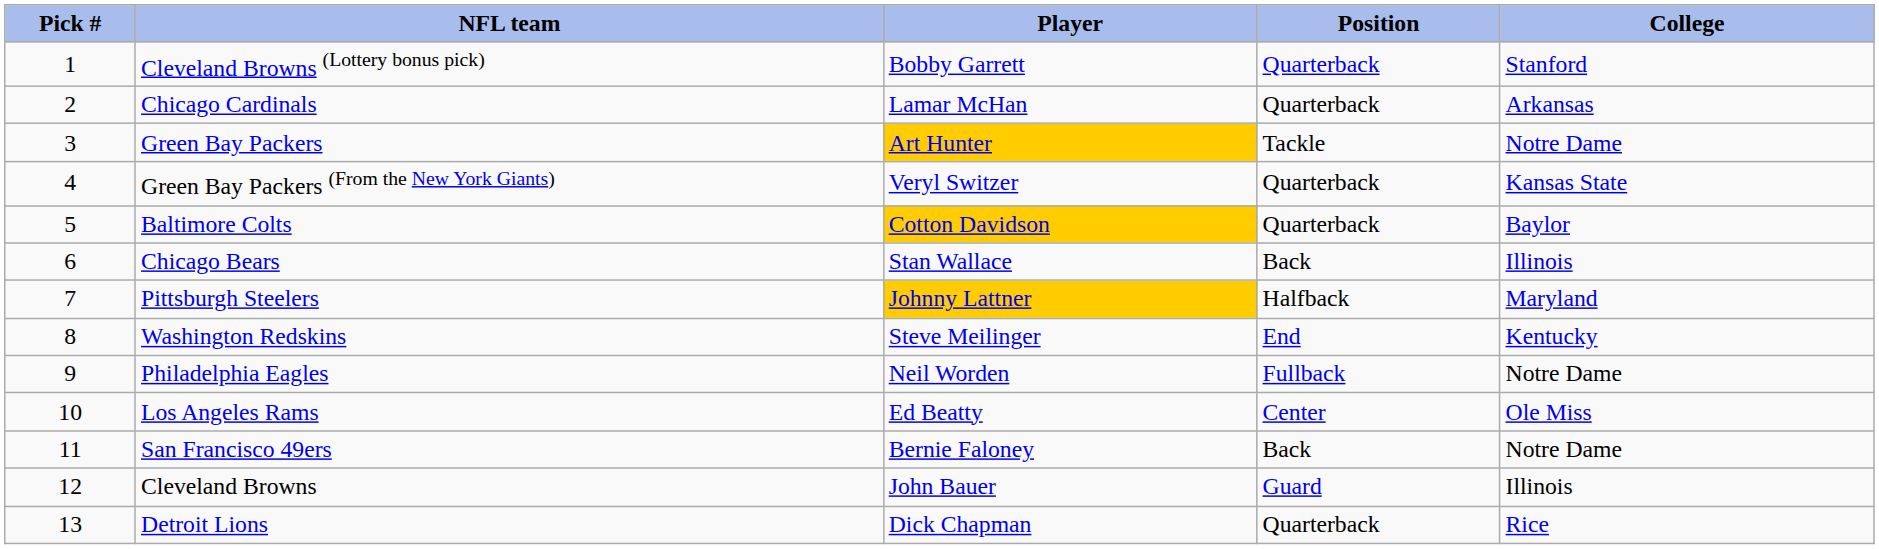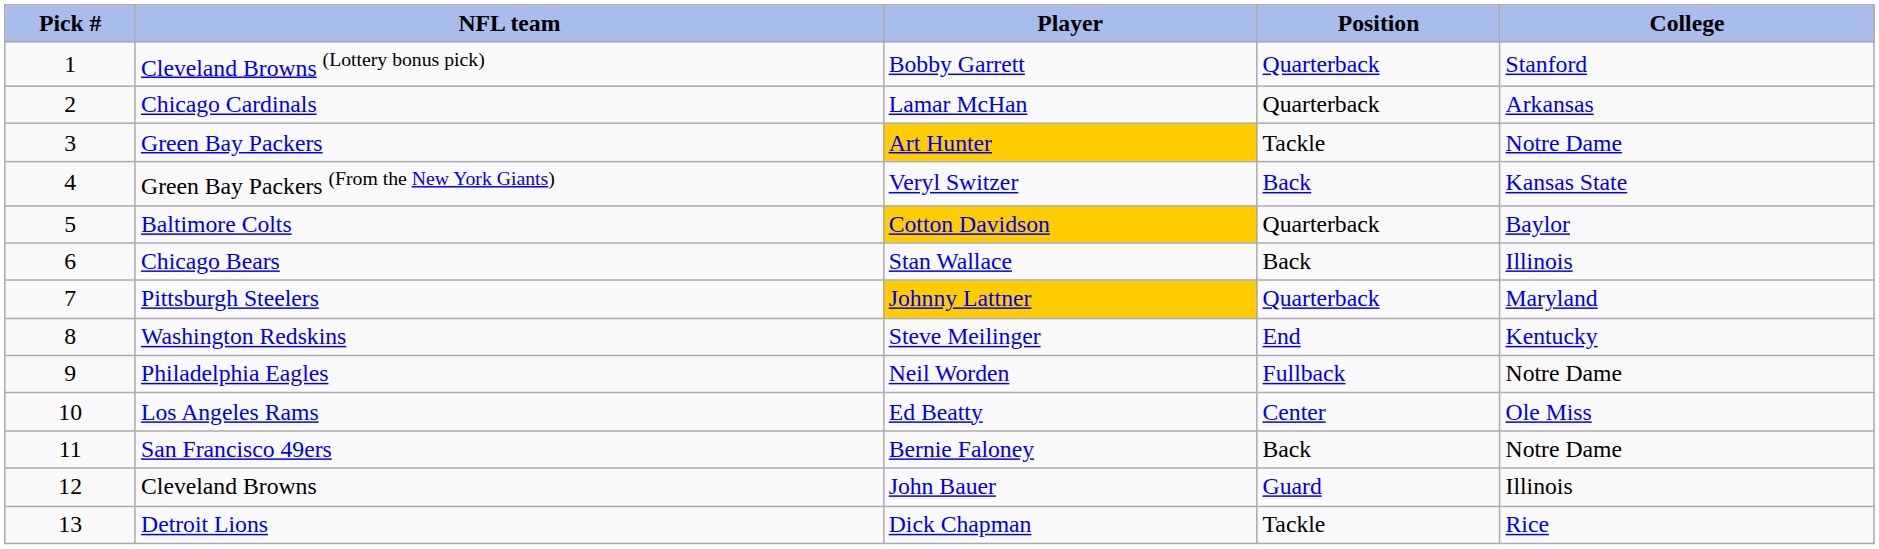(1321, 183) Quarterback -> (1287, 183) Back
(1306, 298) Halfback -> (1321, 298) Quarterback
(1321, 524) Quarterback -> (1294, 524) Tackle
